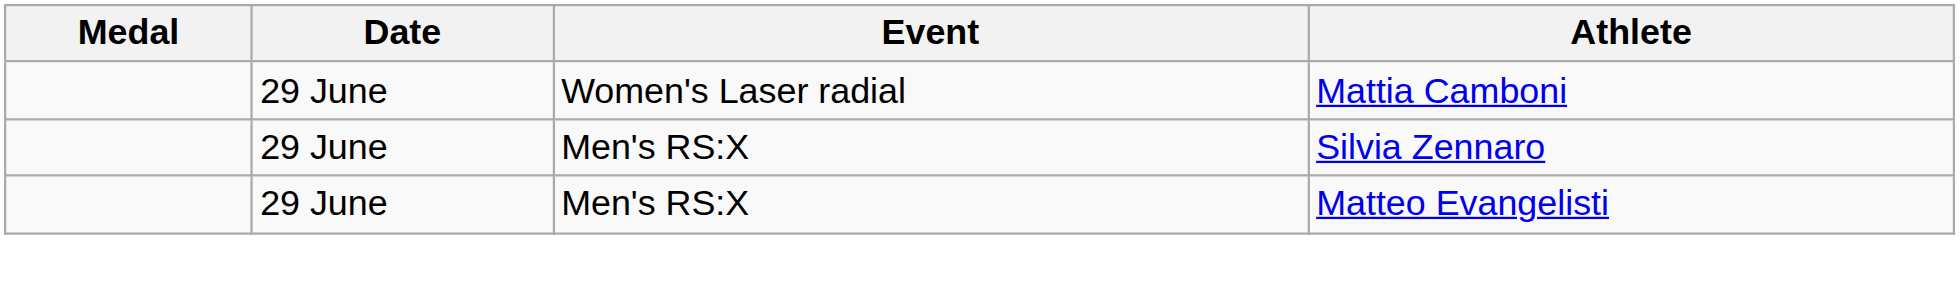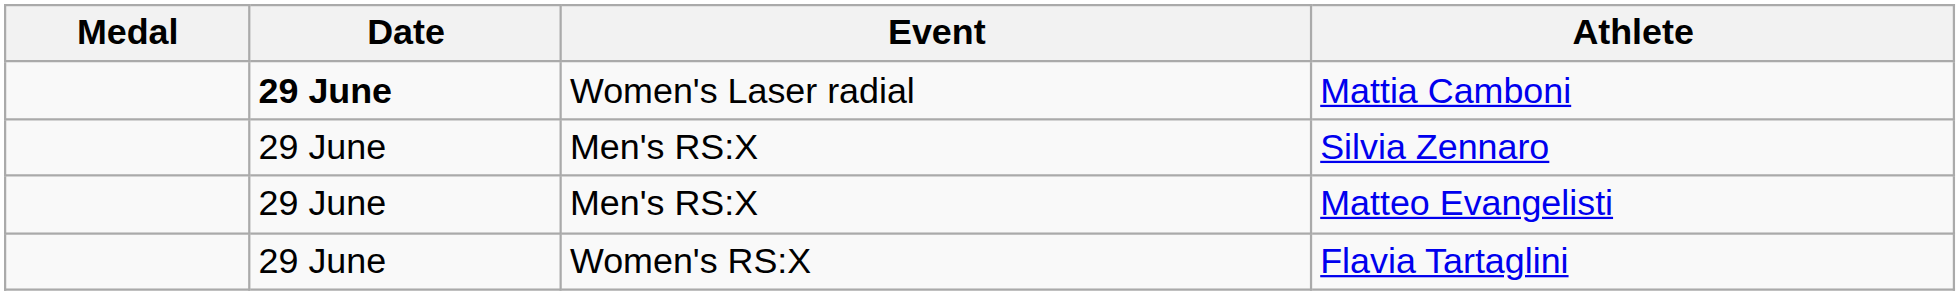(324, 89) normal -> (325, 89) bold
+ row: (1444, 260)
